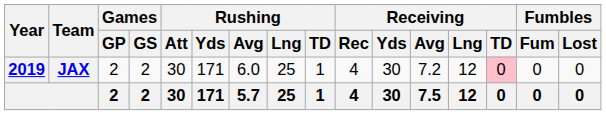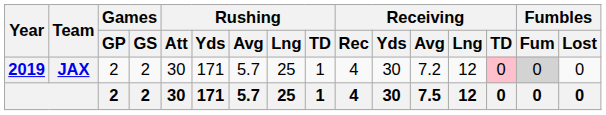(248, 69) 6.0 -> (248, 69) 5.7
(537, 69) no background -> (537, 69) lightgrey background
